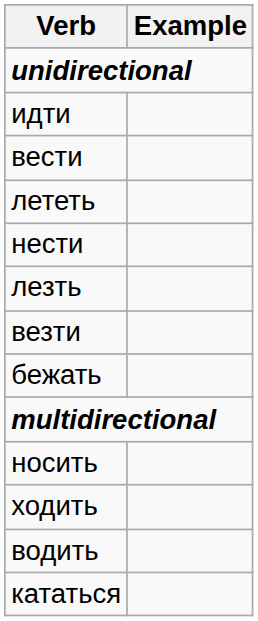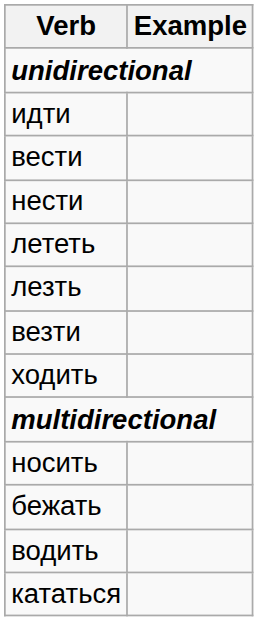rows swapped: (47, 244) <-> (53, 200)
rows swapped: (56, 375) <-> (54, 506)
